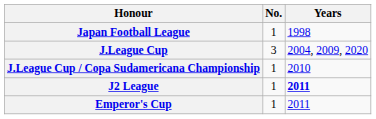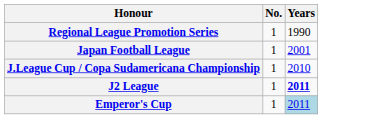+ row: (133, 31)
(299, 31) 1998 -> (299, 50) 2001
- row: (133, 50)
(299, 104) no background -> (299, 104) lightblue background
